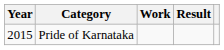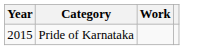- column: (194, 14)
